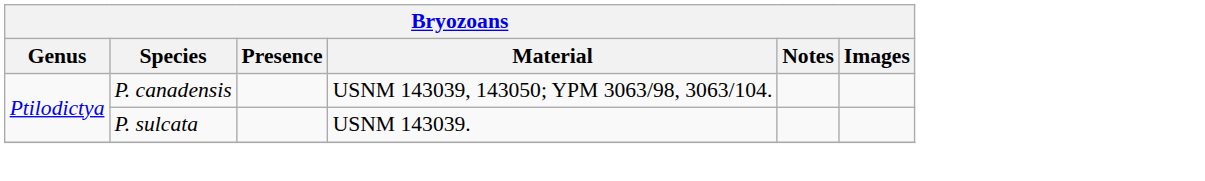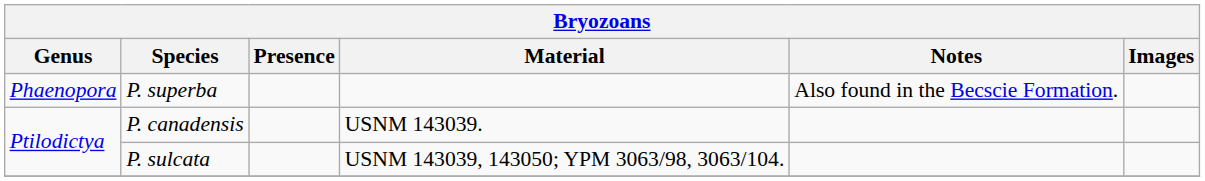+ row: (172, 90)
(552, 90) USNM 143039, 143050; YPM 3063/98, 3063/104. -> (414, 124) USNM 143039.
(402, 124) USNM 143039. -> (565, 158) USNM 143039, 143050; YPM 3063/98, 3063/104.
